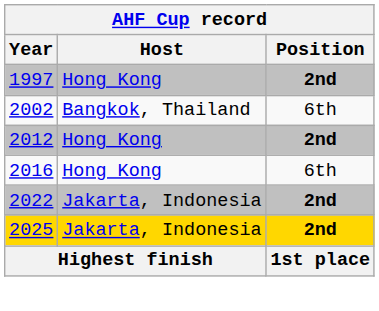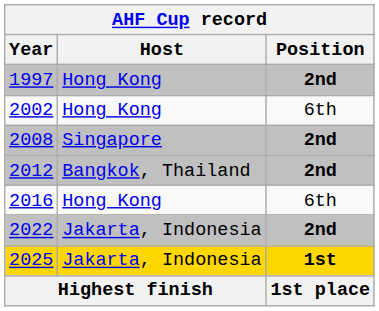(156, 110) Bangkok, Thailand -> (112, 110) Hong Kong
+ row: (31, 140)
(112, 140) Hong Kong -> (156, 170) Bangkok, Thailand
(320, 230) 2nd -> (320, 260) 1st
